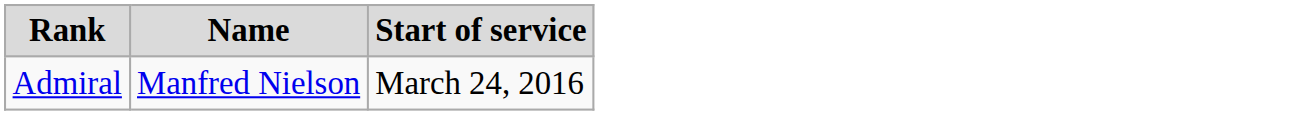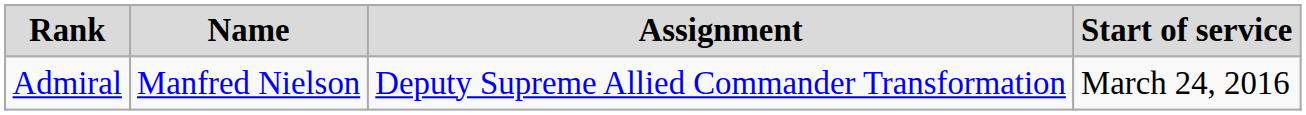+ column: (721, 30)
